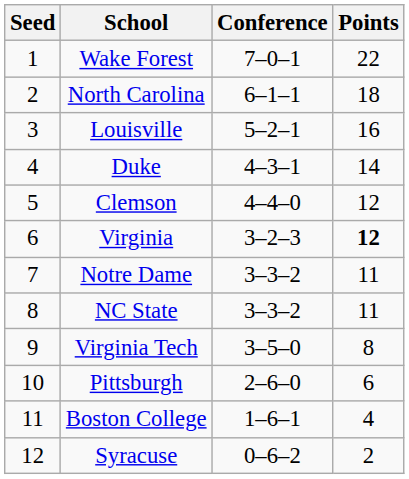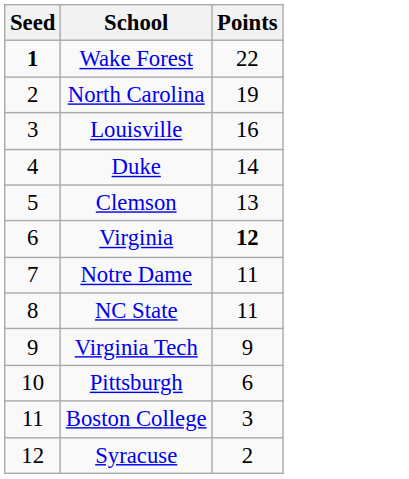- column: (272, 22)
(33, 58) normal -> (33, 58) bold
(368, 94) 18 -> (247, 94) 19
(368, 202) 12 -> (247, 202) 13
(368, 346) 8 -> (247, 346) 9
(368, 418) 4 -> (247, 418) 3
